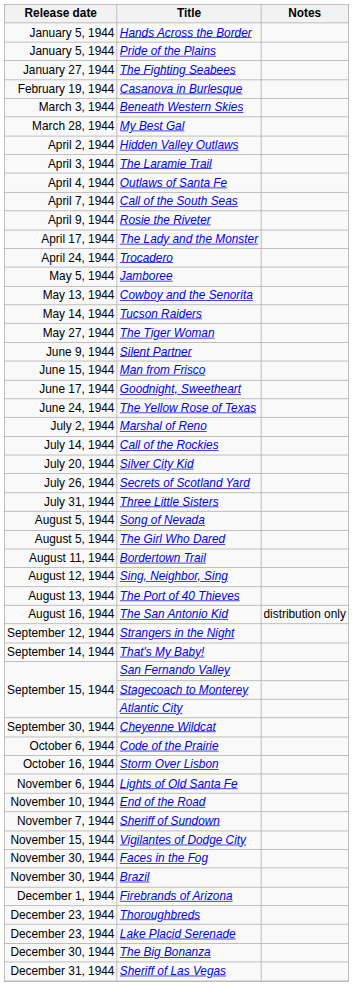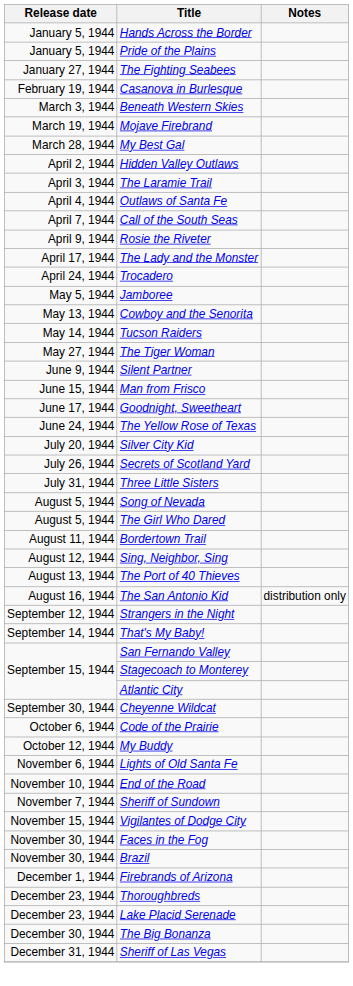+ row: (166, 126)
- row: (163, 426)
- row: (169, 445)
+ row: (146, 746)
- row: (169, 764)
